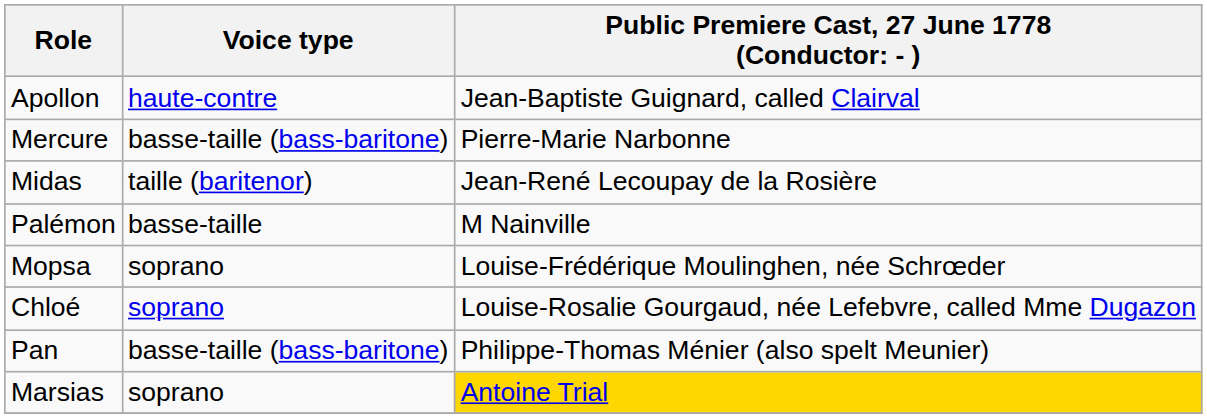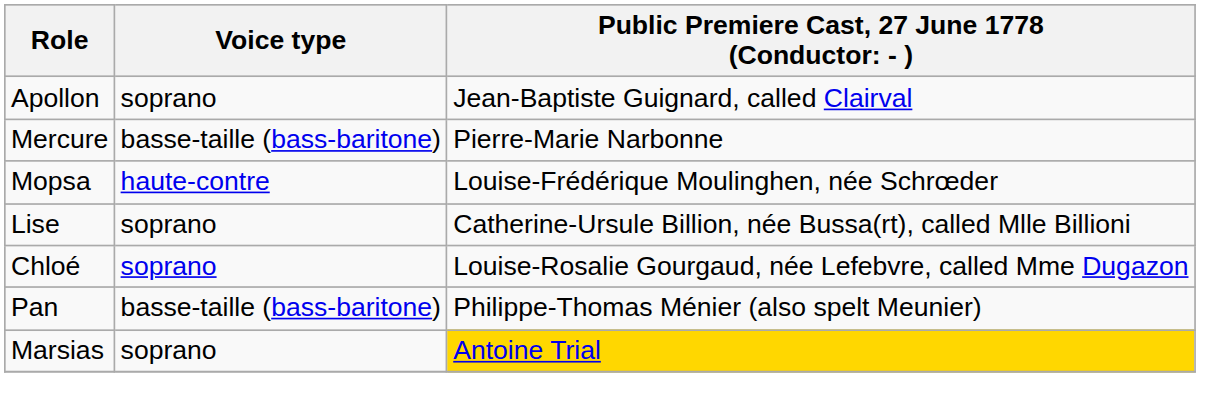(203, 97) haute-contre -> (169, 97) soprano
- row: (46, 181)
- row: (63, 223)
(176, 266) soprano -> (195, 181) haute-contre
+ row: (35, 223)
